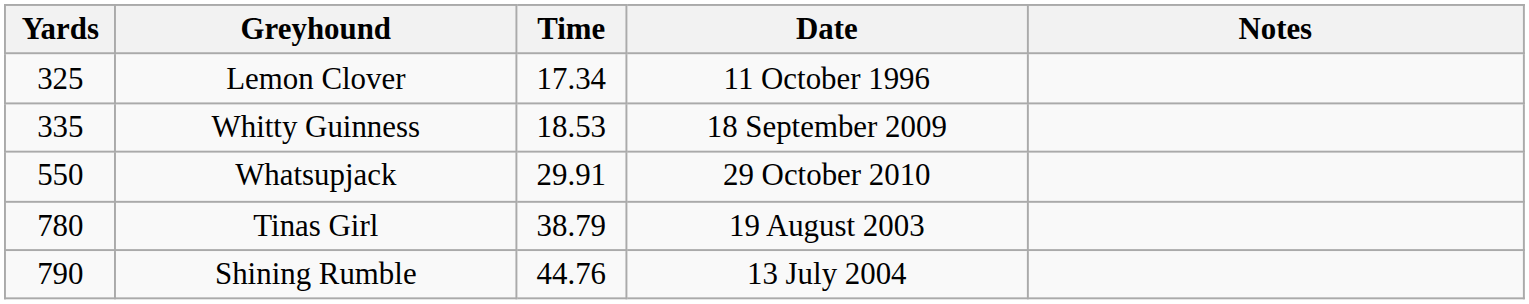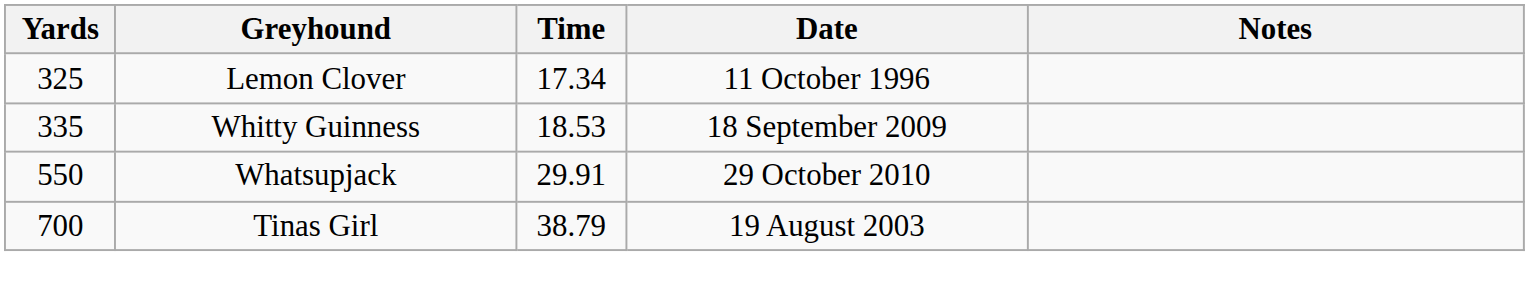(60, 224) 780 -> (60, 224) 700
- row: (316, 273)
